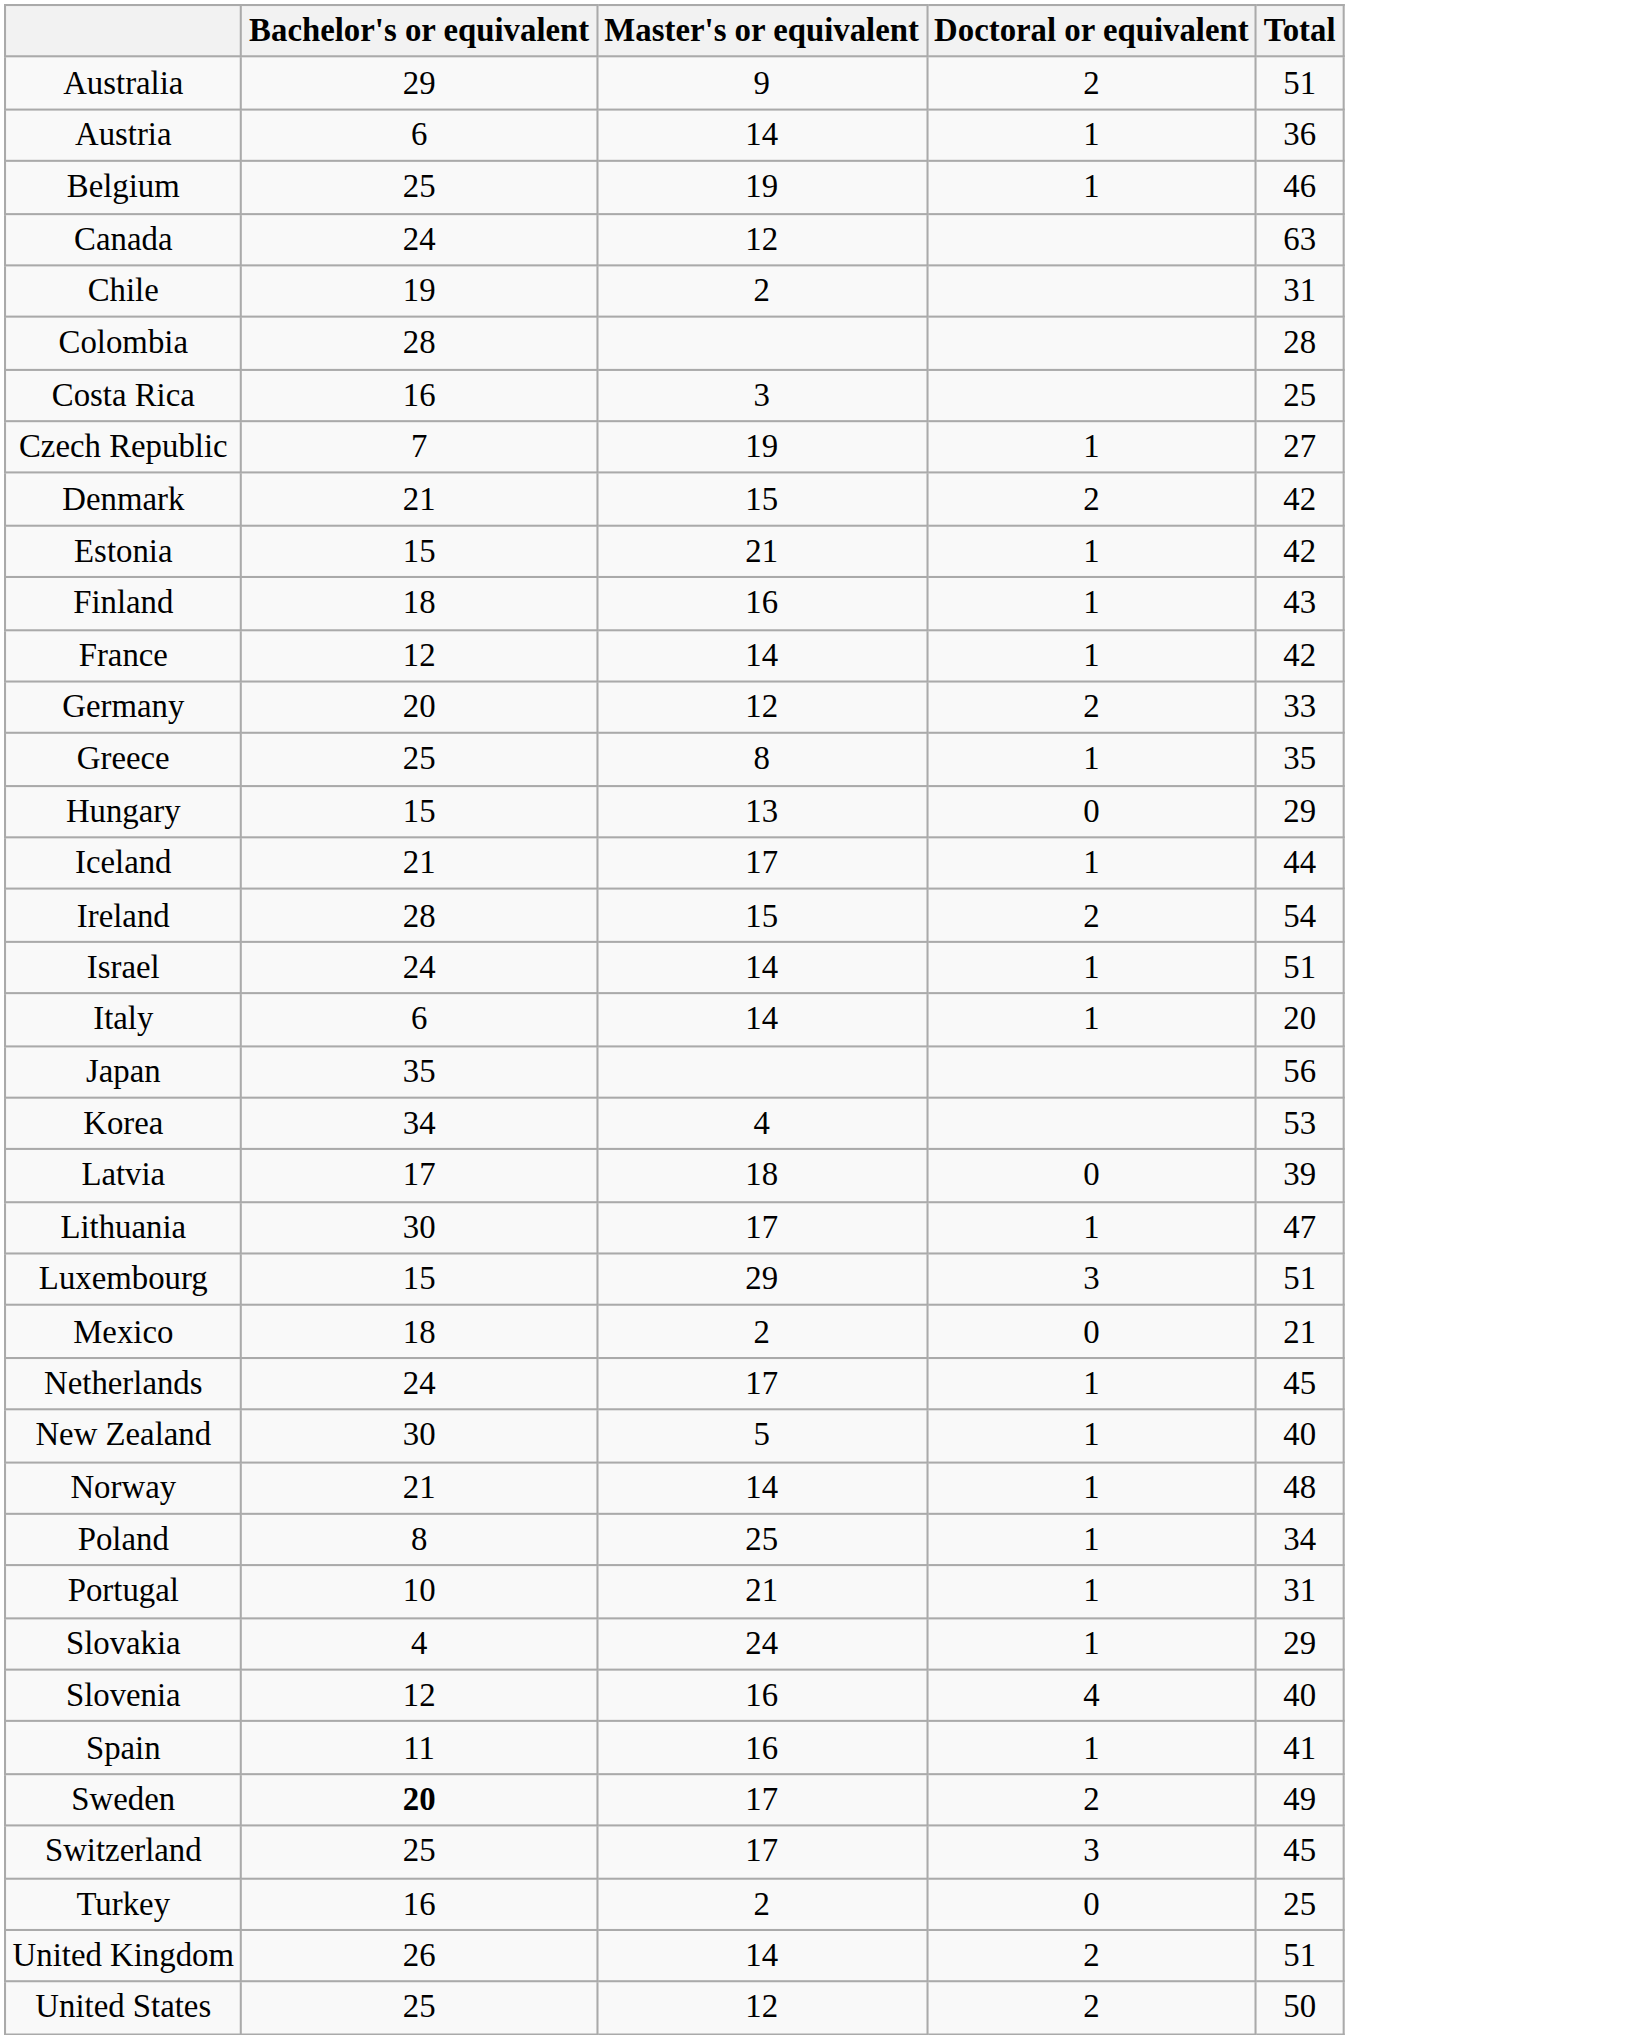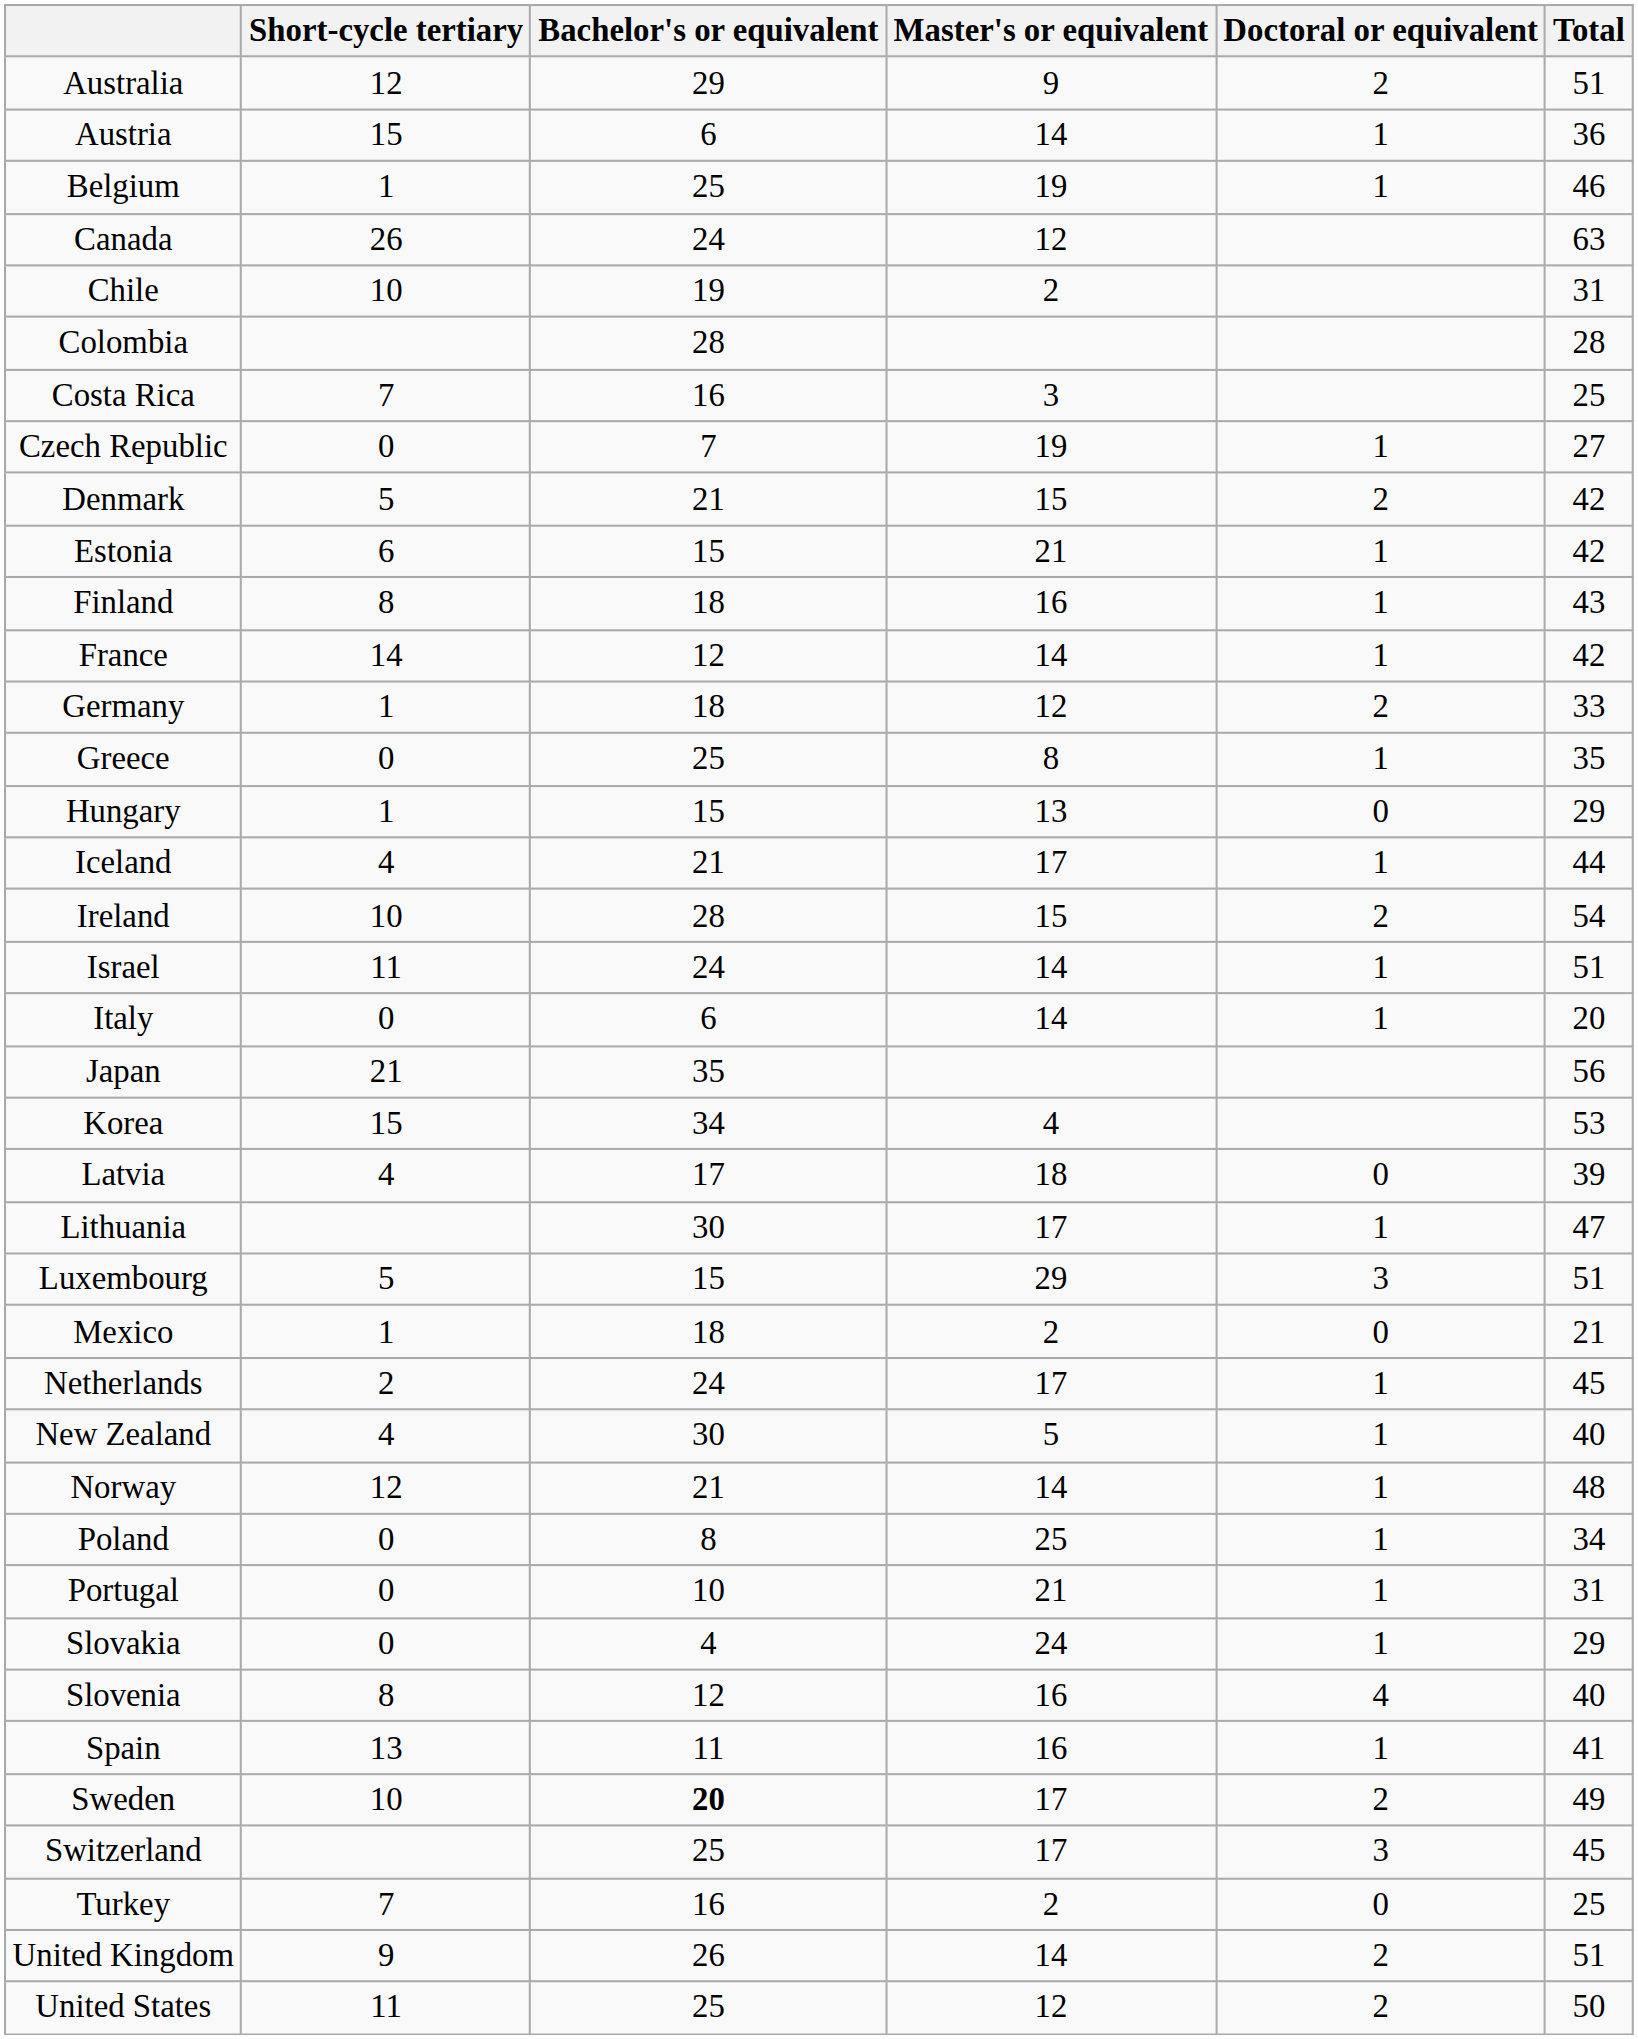+ column: (386, 30)
(419, 706) 20 -> (708, 706) 18
